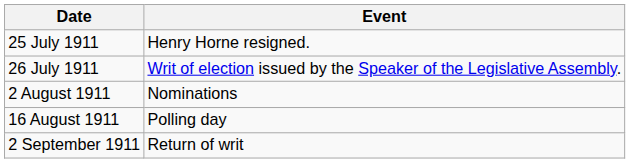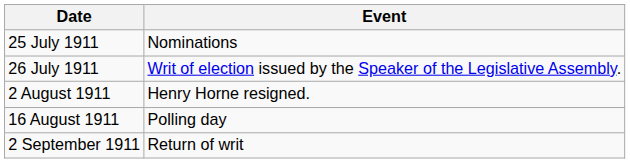(229, 42) Henry Horne resigned. -> (192, 42) Nominations
(192, 94) Nominations -> (229, 94) Henry Horne resigned.
